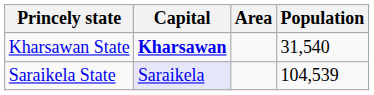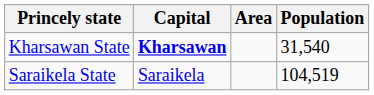(171, 75) lavender background -> (171, 75) no background
(310, 75) 104,539 -> (310, 75) 104,519
